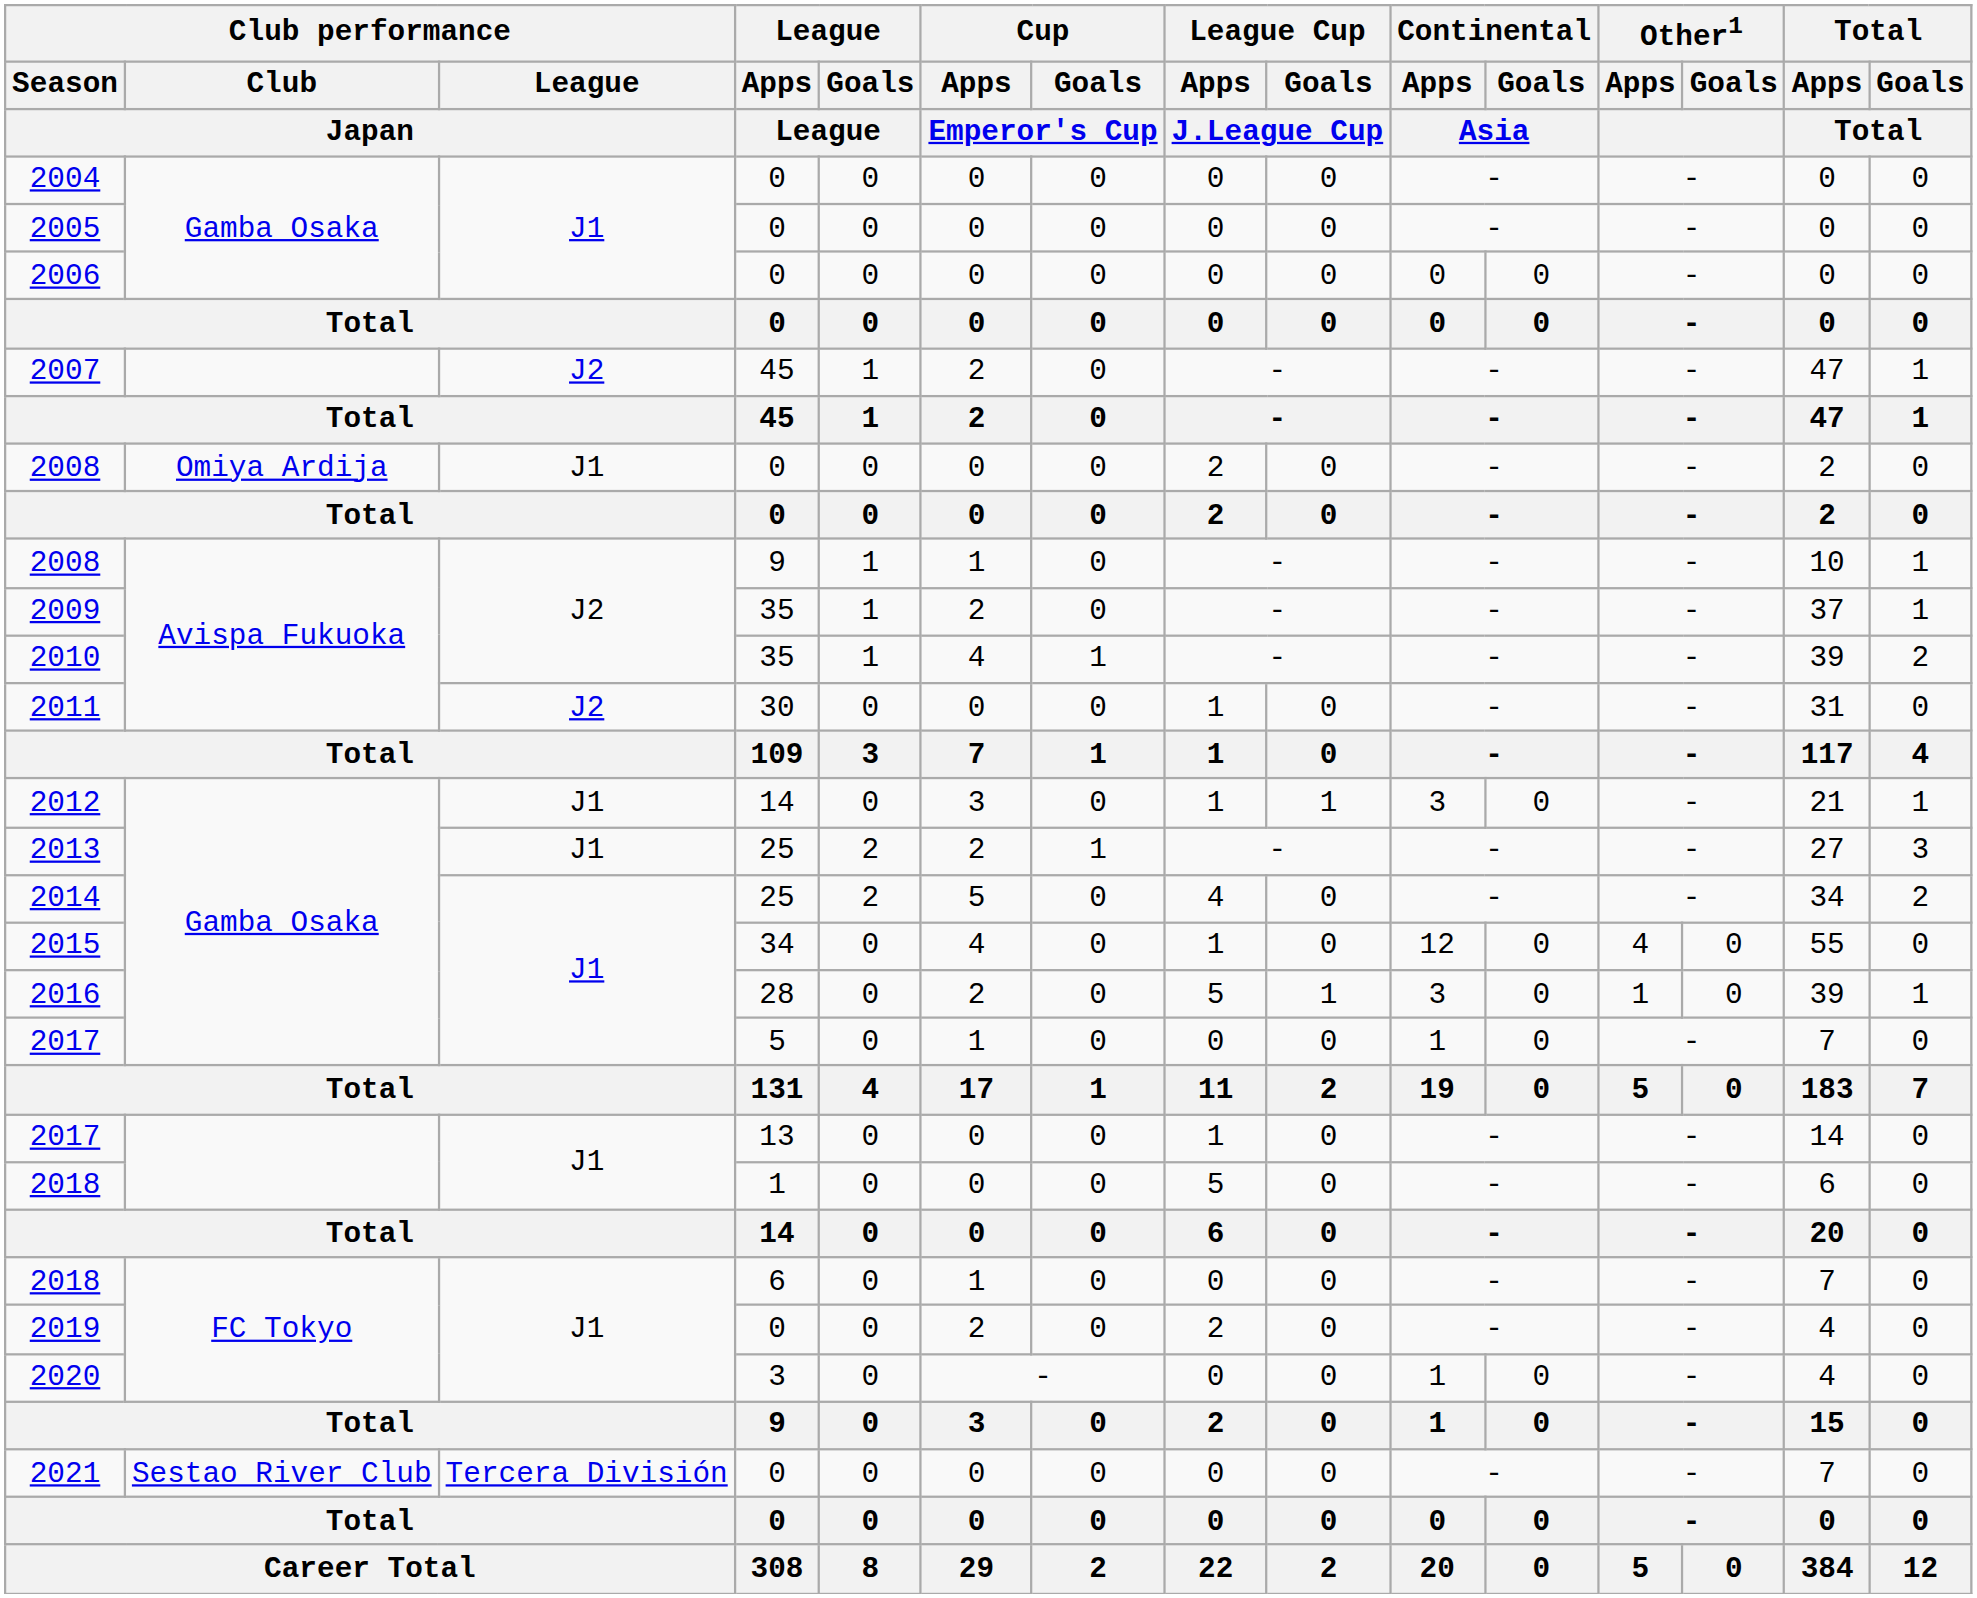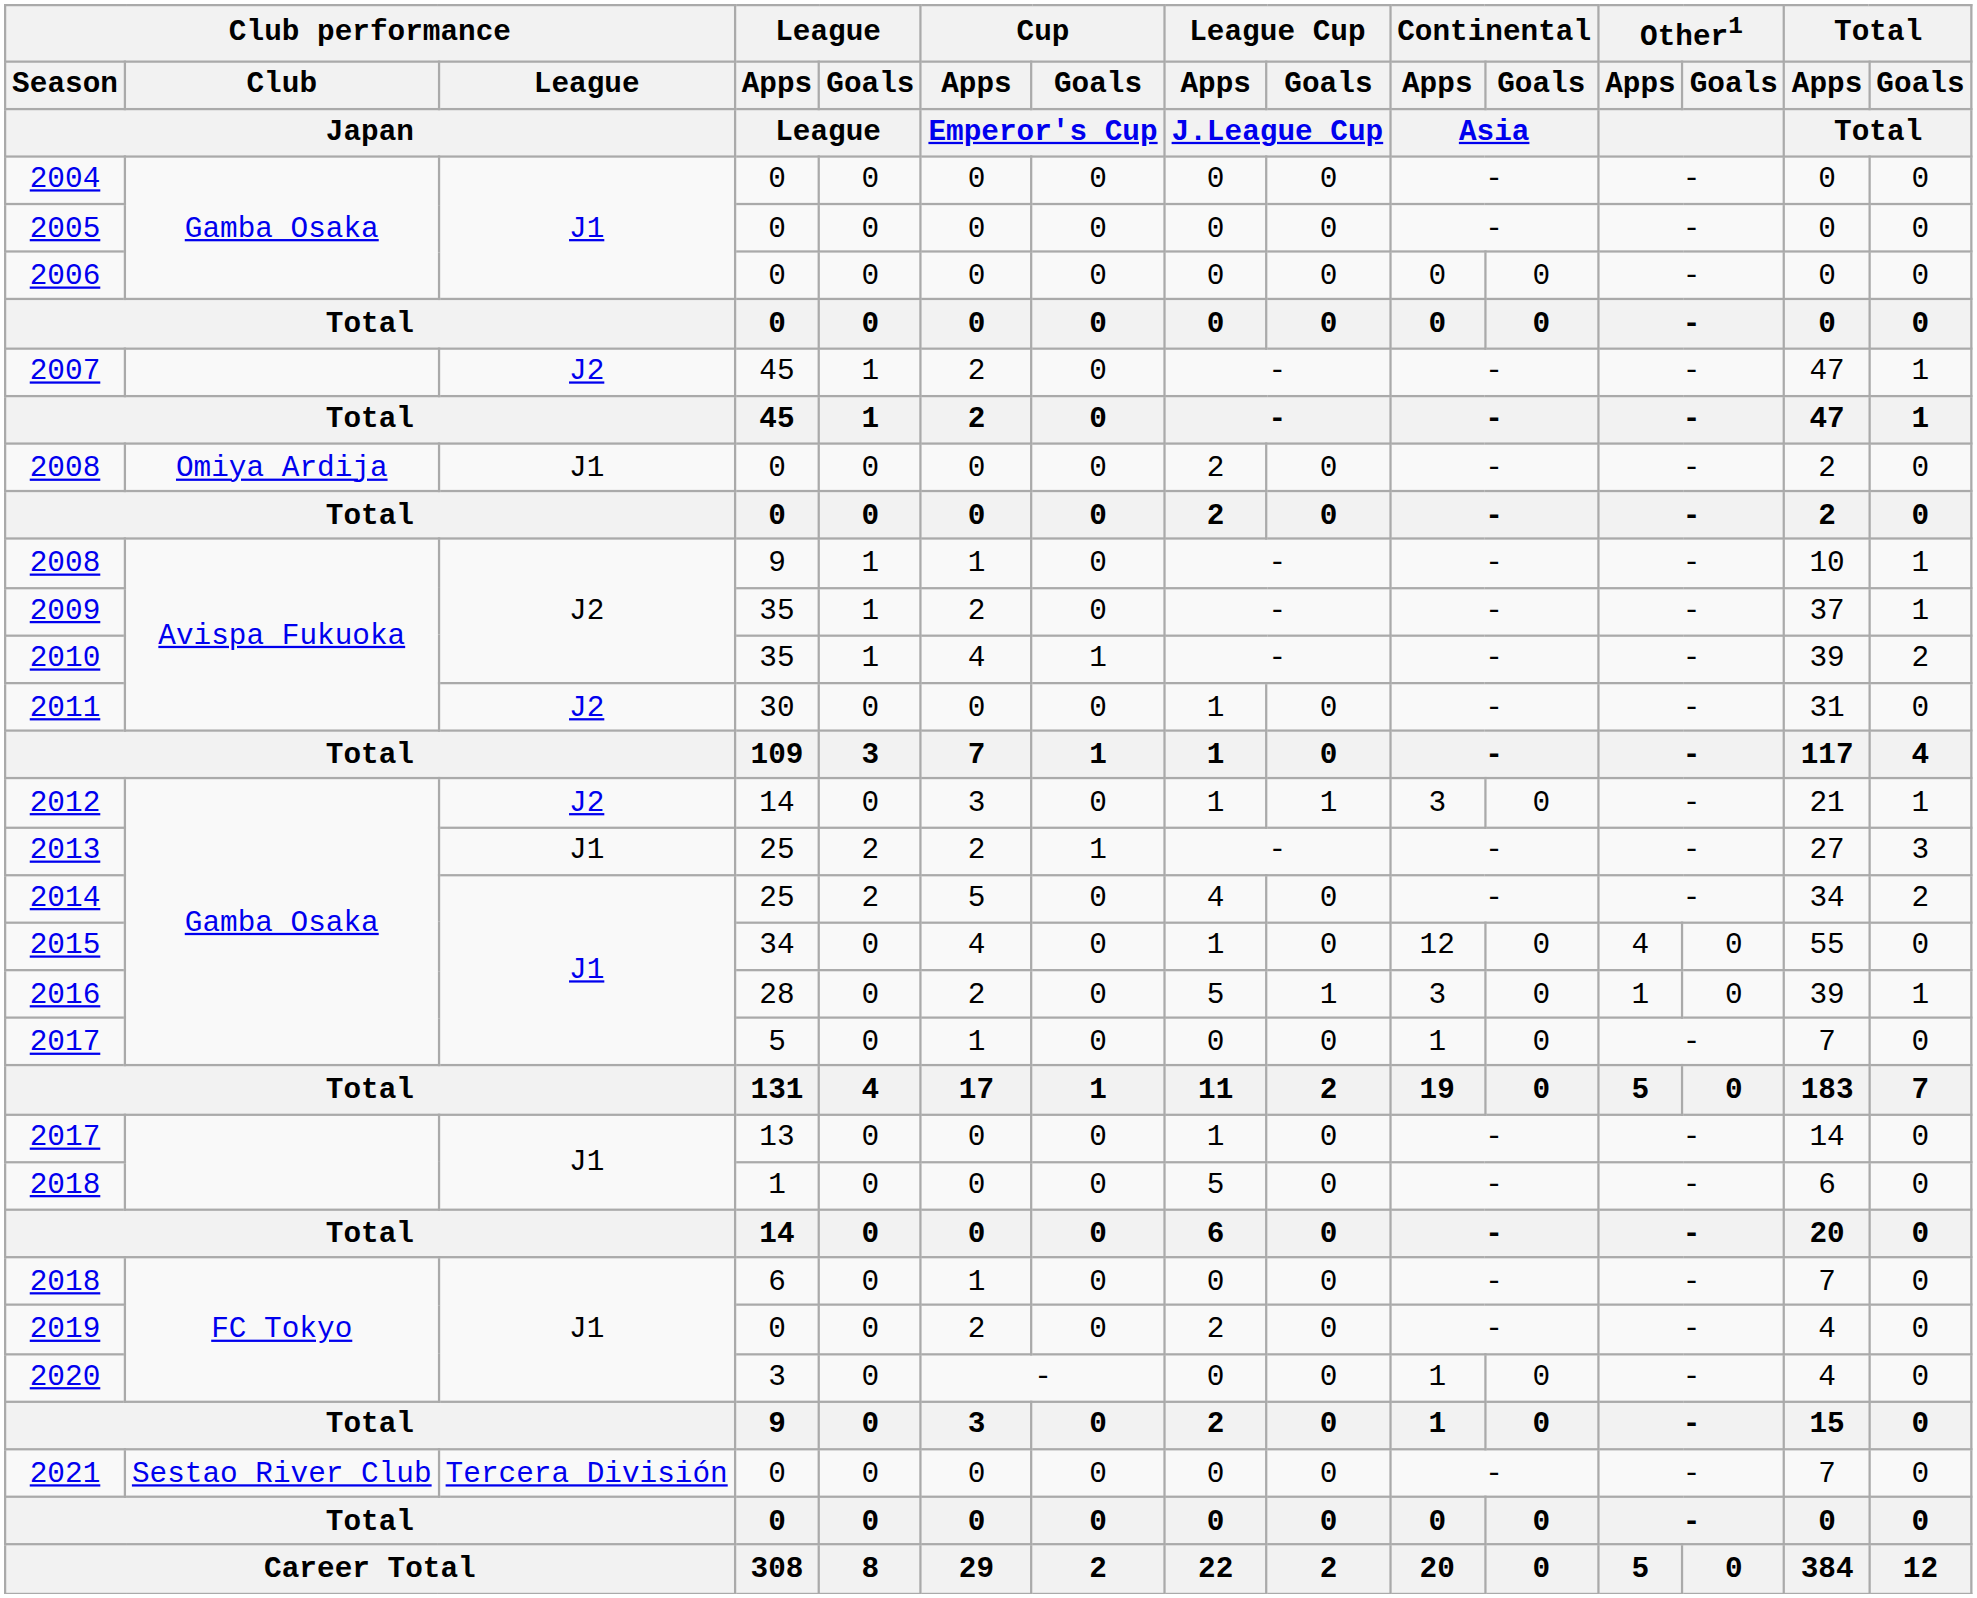(587, 803) J1 -> (587, 803) J2
